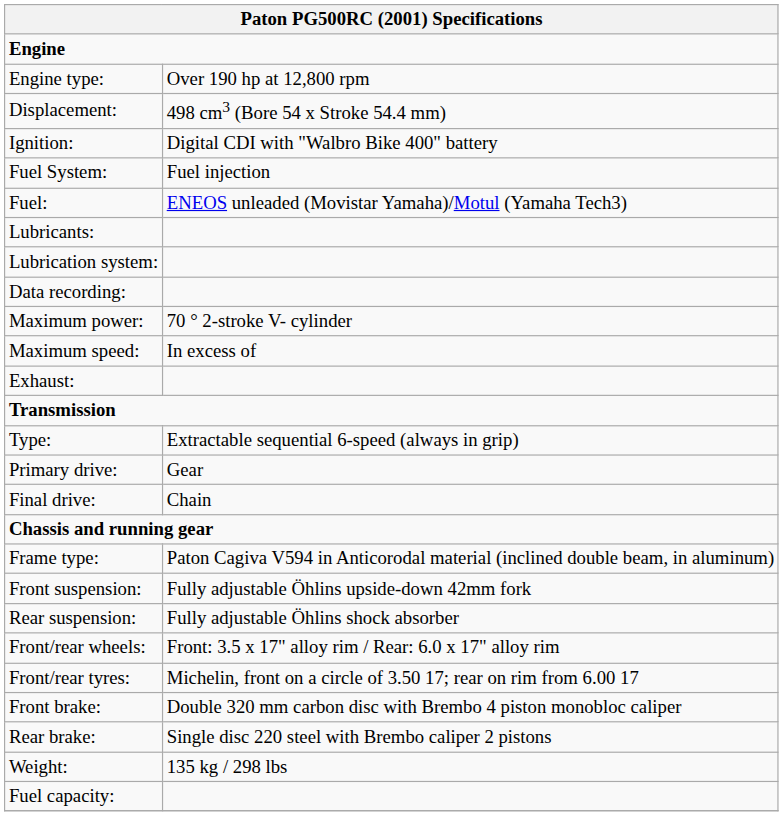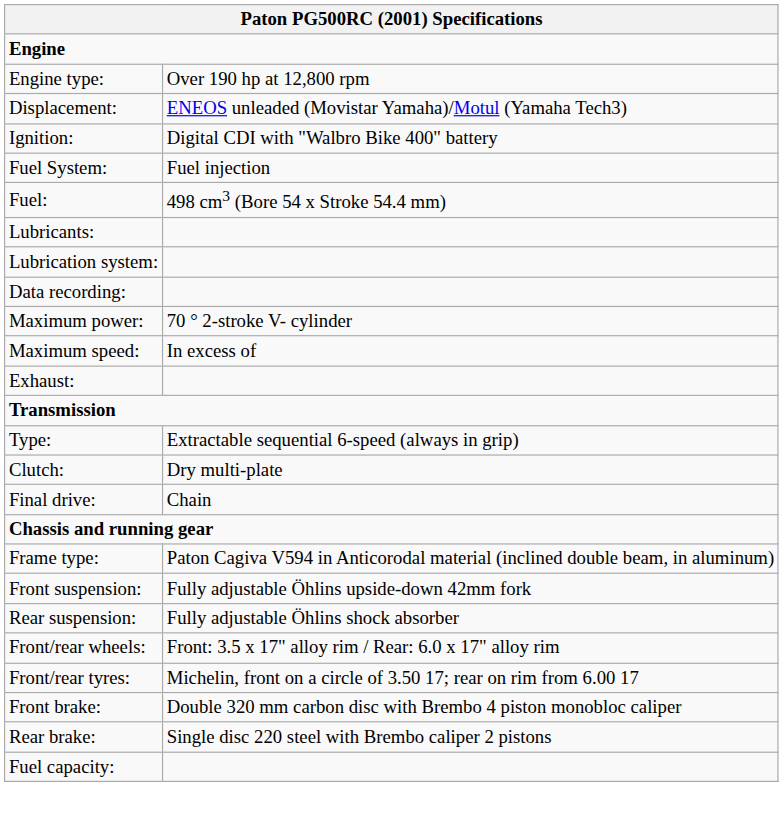(306, 110) 498 cm3 (Bore 54 x Stroke 54.4 mm) -> (397, 108) ENEOS unleaded (Movistar Yamaha)/Motul (Yamaha Tech3)
(397, 202) ENEOS unleaded (Movistar Yamaha)/Motul (Yamaha Tech3) -> (306, 200) 498 cm3 (Bore 54 x Stroke 54.4 mm)
- row: (63, 469)
+ row: (36, 469)
- row: (38, 766)
